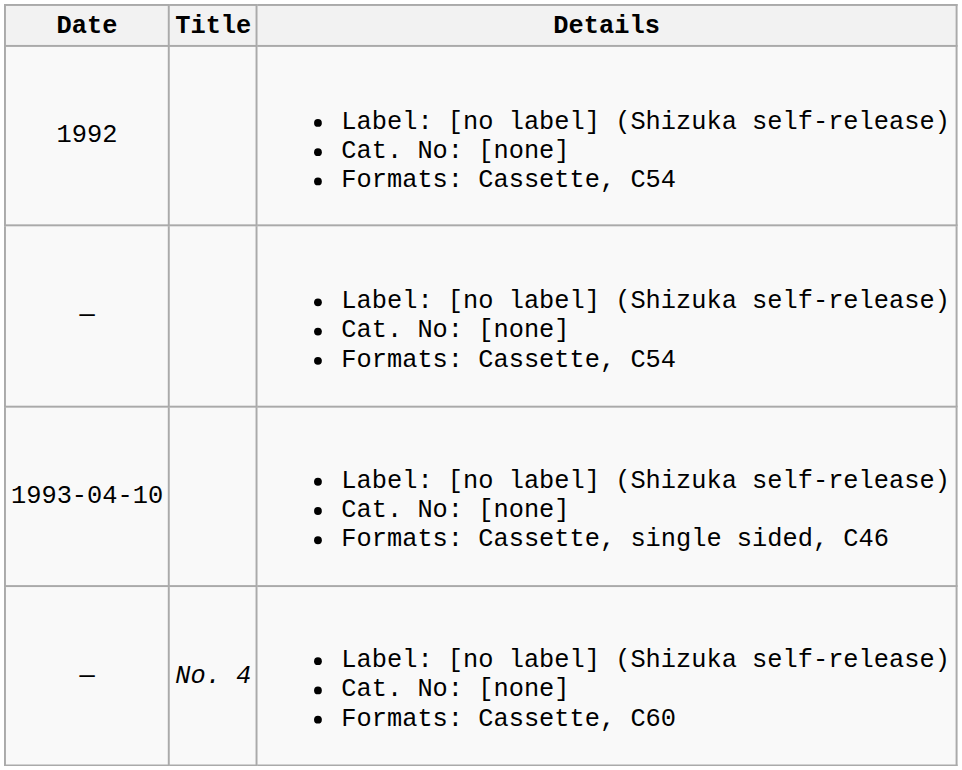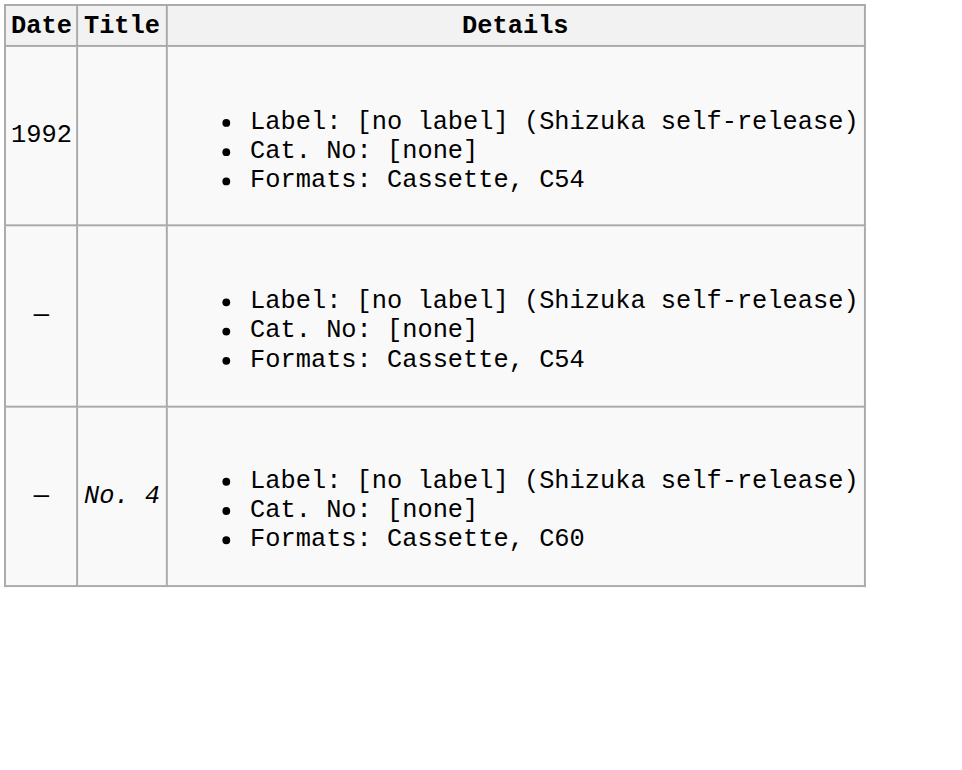- row: (87, 496)
